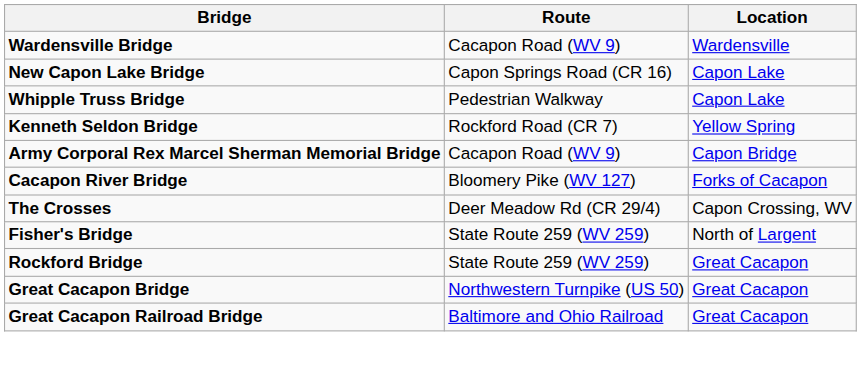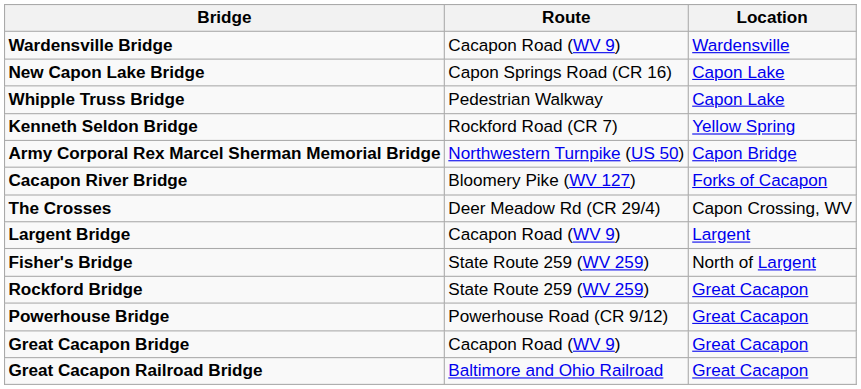(534, 153) Cacapon Road (WV 9) -> (566, 153) Northwestern Turnpike (US 50)
+ row: (69, 235)
+ row: (89, 316)
(566, 289) Northwestern Turnpike (US 50) -> (534, 343) Cacapon Road (WV 9)
